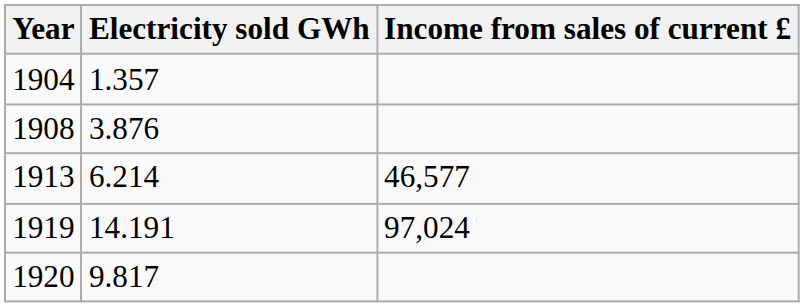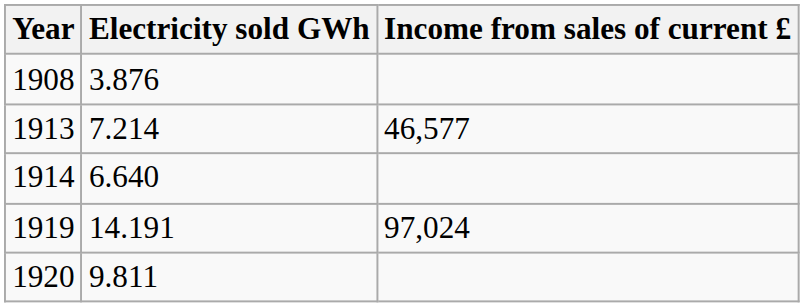- row: (43, 78)
(124, 177) 6.214 -> (124, 128) 7.214
+ row: (43, 177)
(124, 276) 9.817 -> (123, 276) 9.811
